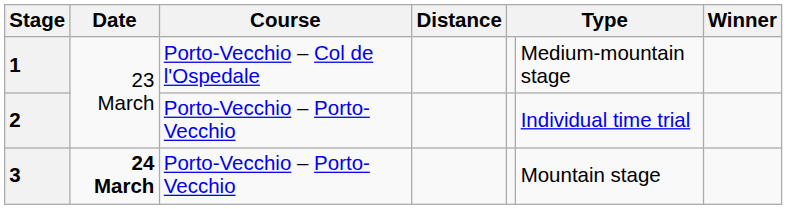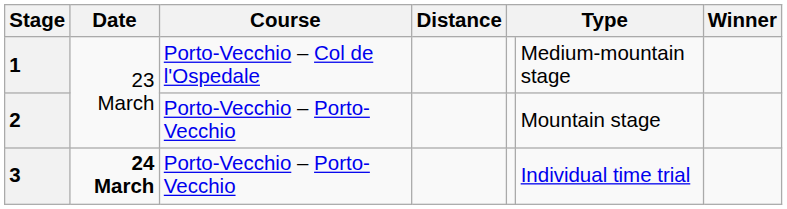(605, 120) Individual time trial -> (591, 120) Mountain stage
(591, 175) Mountain stage -> (605, 175) Individual time trial
